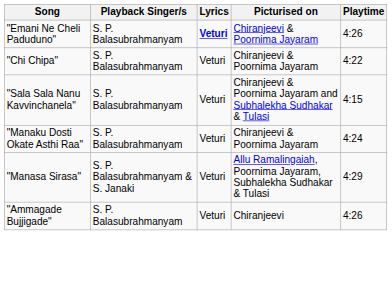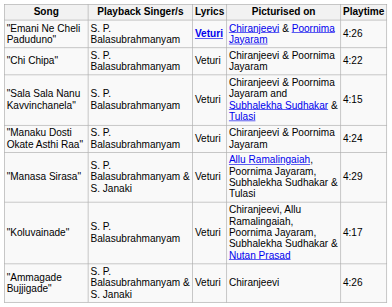+ row: (38, 233)
(138, 216) S. P. Balasubrahmanyam -> (140, 283) S. P. Balasubrahmanyam & S. Janaki
